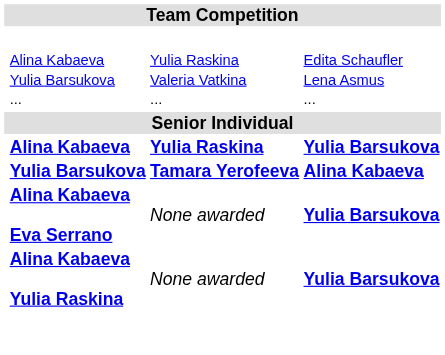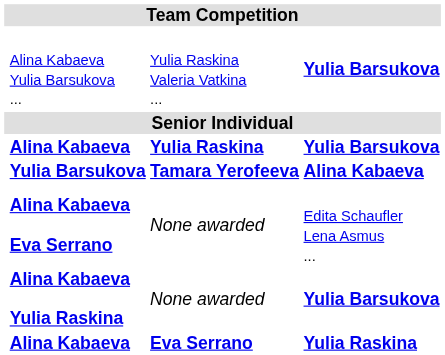(353, 80) Edita Schaufler Lena Asmus ... -> (372, 69) Yulia Barsukova
(372, 215) Yulia Barsukova -> (353, 236) Edita Schaufler Lena Asmus ...
+ row: (70, 342)
